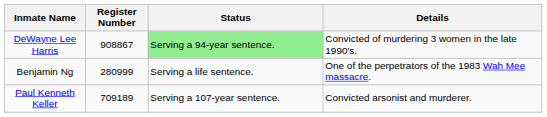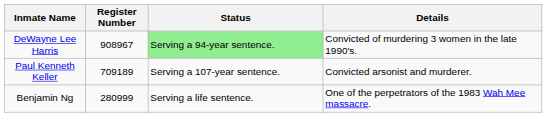(117, 44) 908867 -> (117, 44) 908967
rows swapped: (45, 98) <-> (45, 71)
